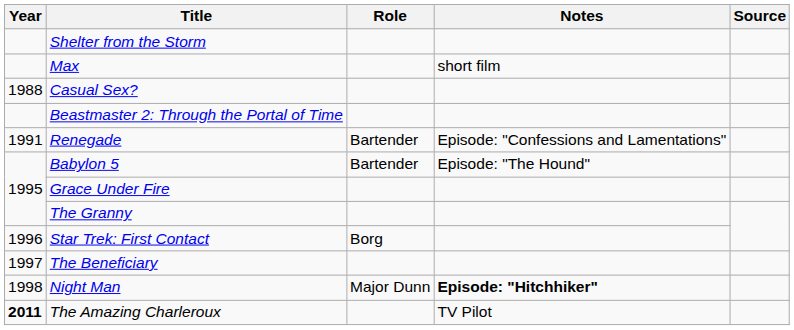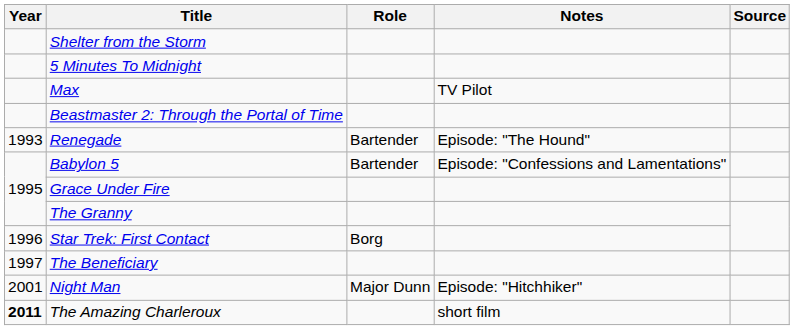+ row: (125, 66)
(469, 66) short film -> (465, 90) TV Pilot
- row: (94, 90)
(25, 139) 1991 -> (25, 139) 1993
(582, 139) Episode: "Confessions and Lamentations" -> (514, 139) Episode: "The Hound"
(514, 164) Episode: "The Hound" -> (582, 164) Episode: "Confessions and Lamentations"
(25, 287) 1998 -> (25, 287) 2001
(518, 287) bold -> (510, 287) normal
(465, 312) TV Pilot -> (469, 312) short film
